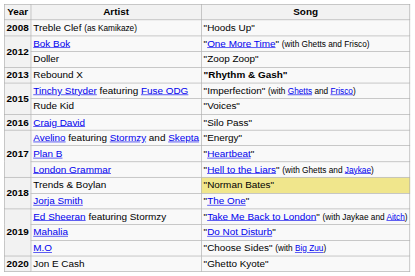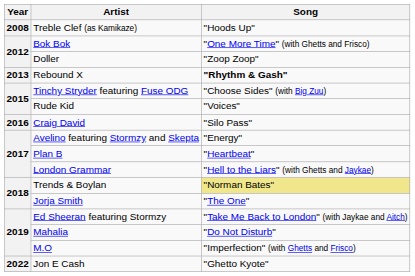(280, 91) "Imperfection" (with Ghetts and Frisco) -> (265, 91) "Choose Sides" (with Big Zuu)
(265, 248) "Choose Sides" (with Big Zuu) -> (280, 248) "Imperfection" (with Ghetts and Frisco)
(18, 264) 2020 -> (18, 264) 2022
